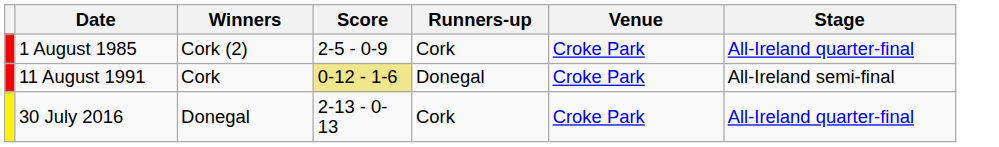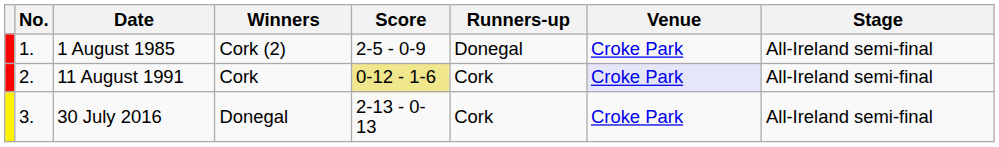+ column: (34, 20)
(435, 49) Cork -> (489, 49) Donegal
(821, 49) All-Ireland quarter-final -> (849, 49) All-Ireland semi-final
(450, 78) Donegal -> (474, 78) Cork
(599, 78) no background -> (637, 78) lavender background
(821, 117) All-Ireland quarter-final -> (849, 117) All-Ireland semi-final
